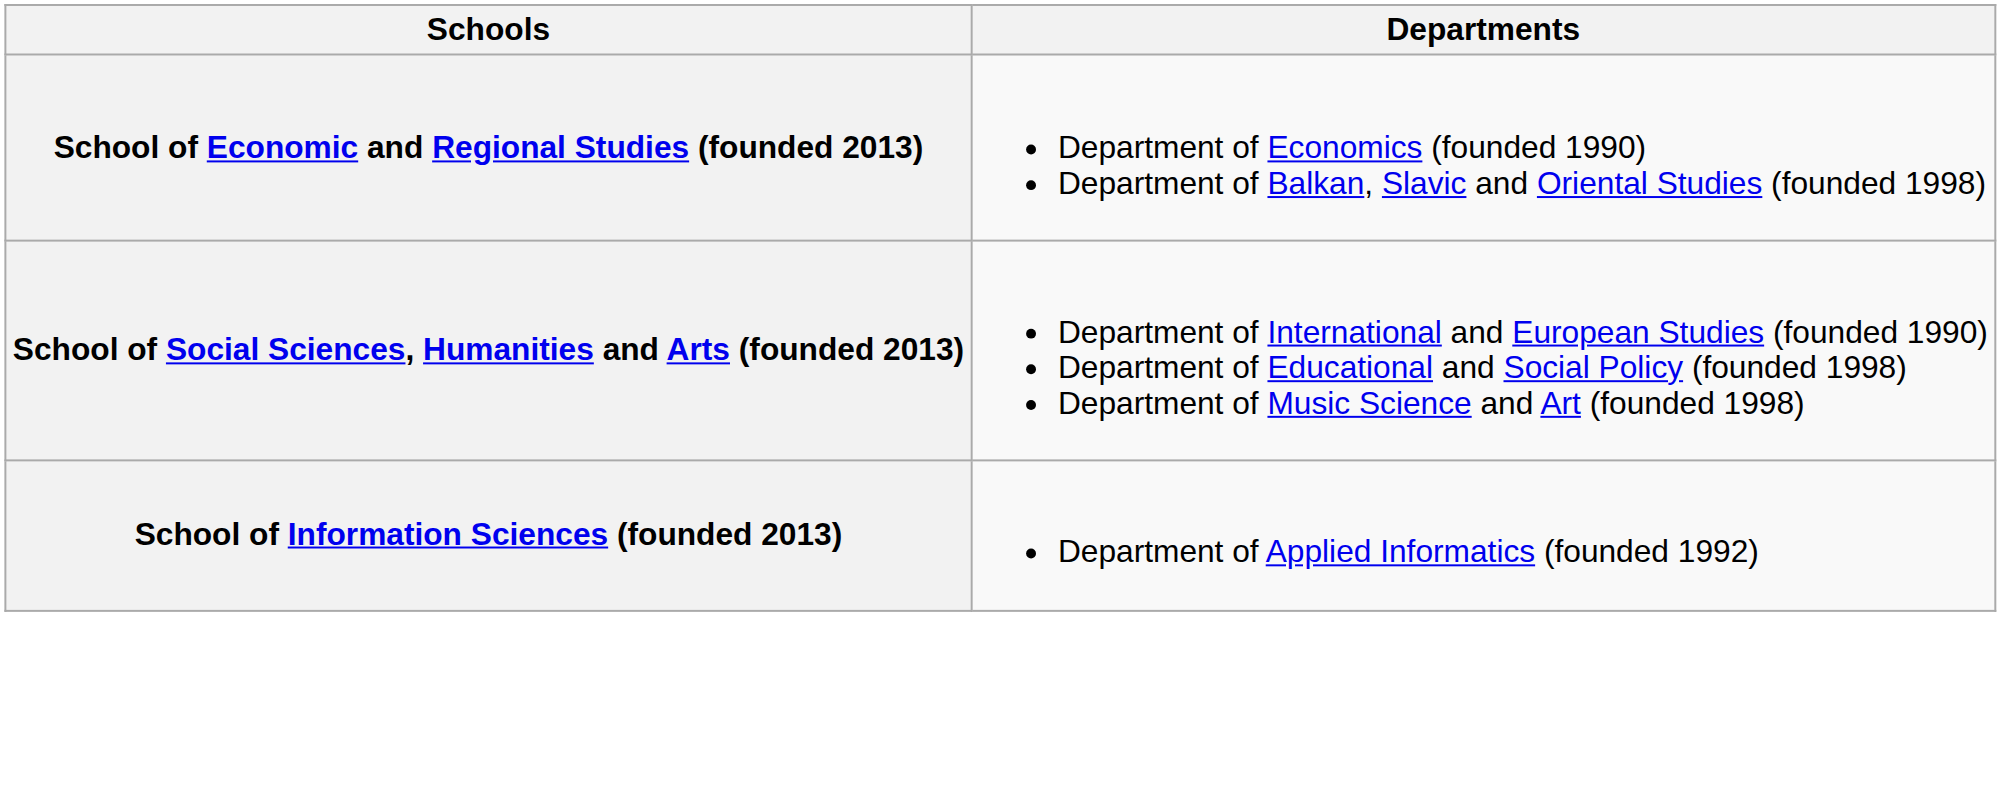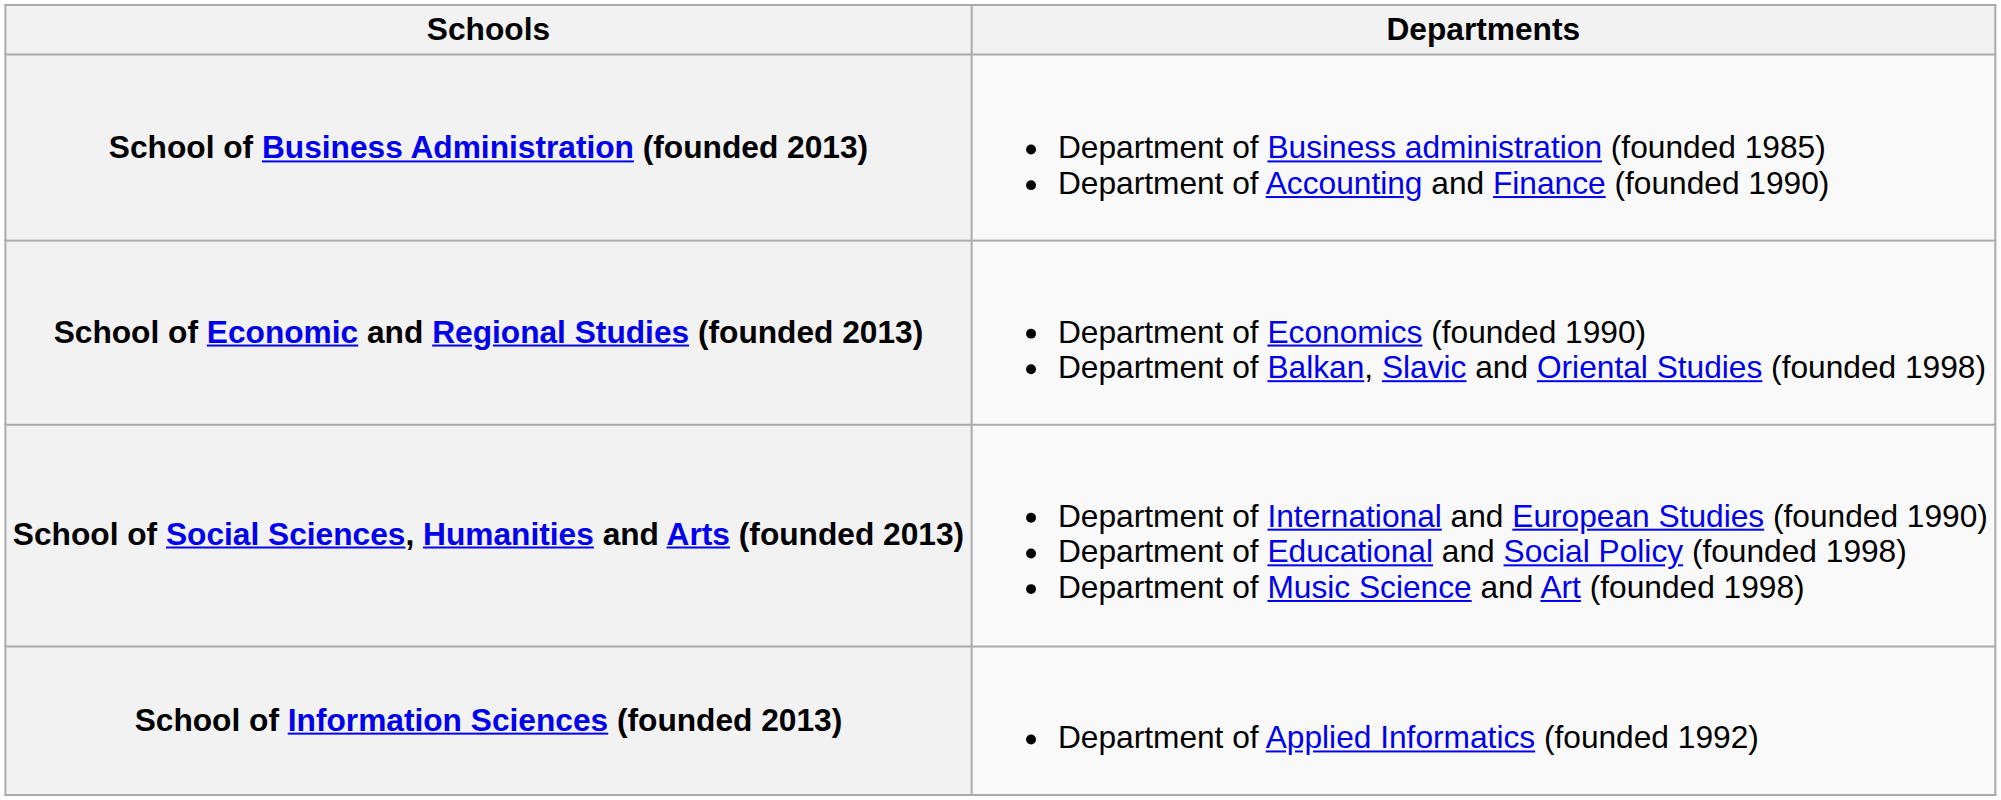+ row: (488, 147)
